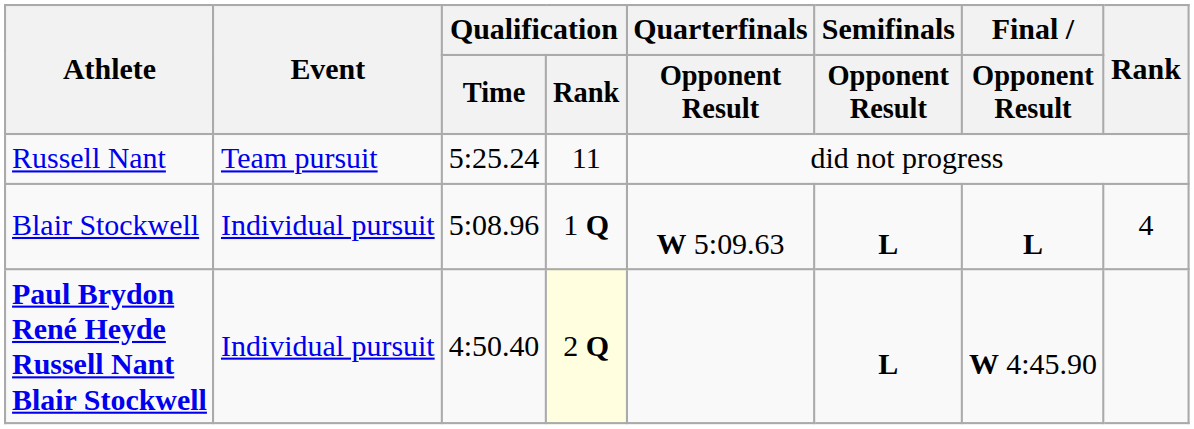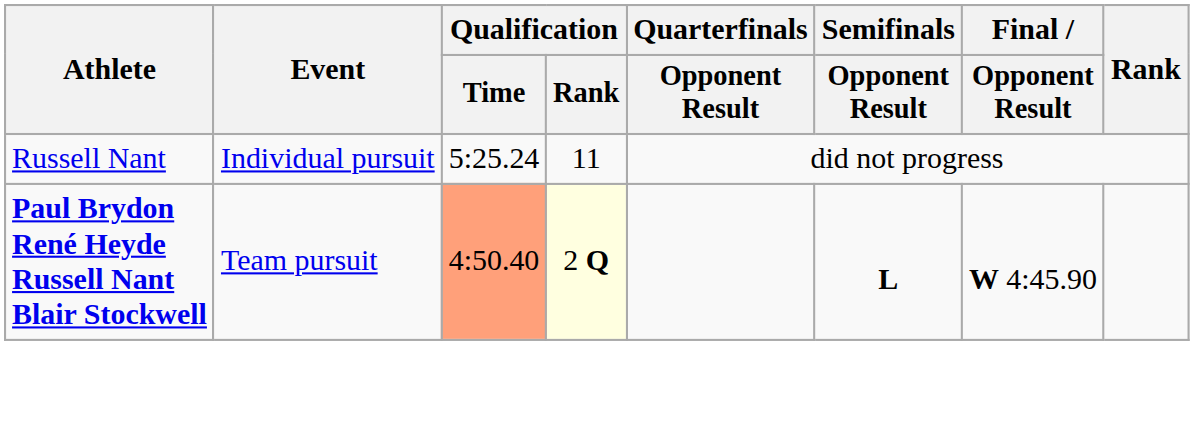(299, 159) Team pursuit -> (328, 159) Individual pursuit
- row: (106, 226)
(328, 346) Individual pursuit -> (299, 261) Team pursuit
(494, 346) no background -> (494, 261) lightsalmon background
